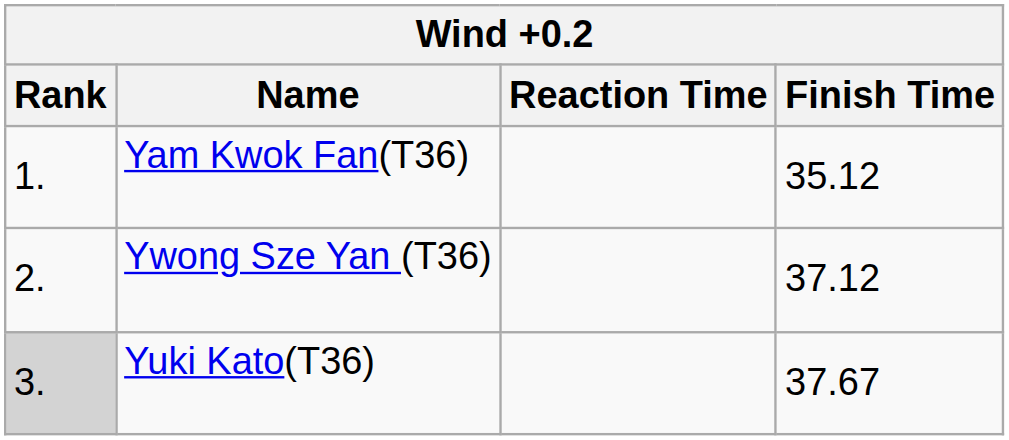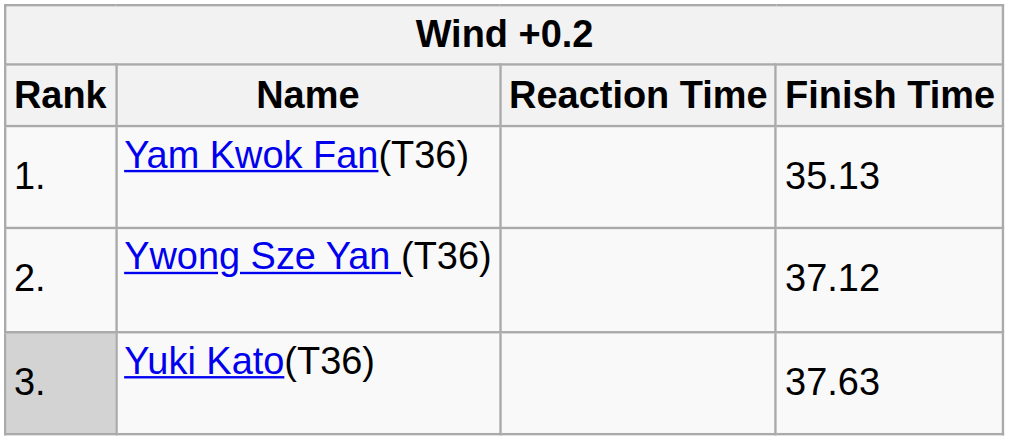(833, 176) 35.12 -> (833, 176) 35.13
(833, 381) 37.67 -> (833, 381) 37.63
